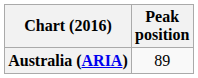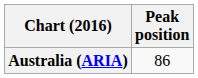(162, 60) 89 -> (162, 60) 86
